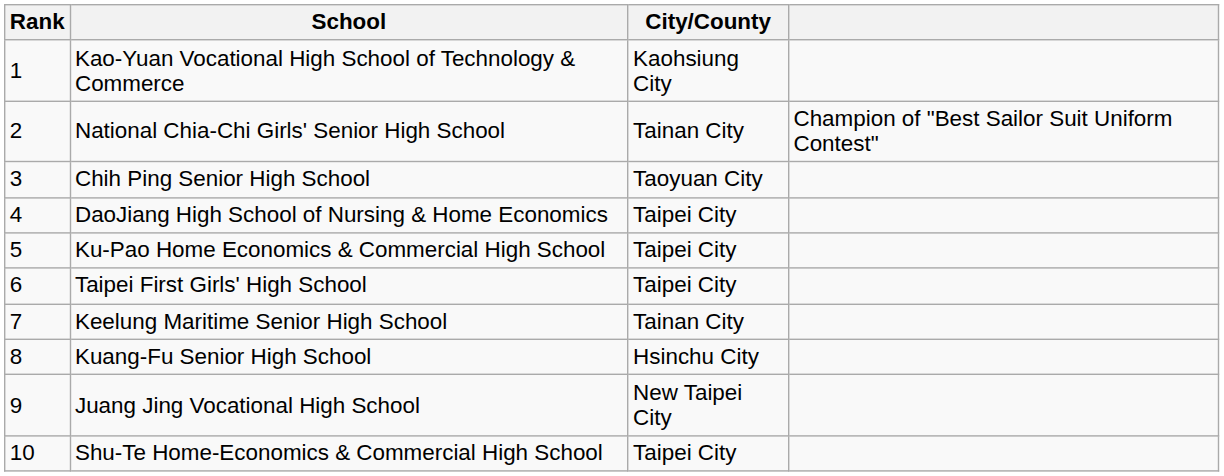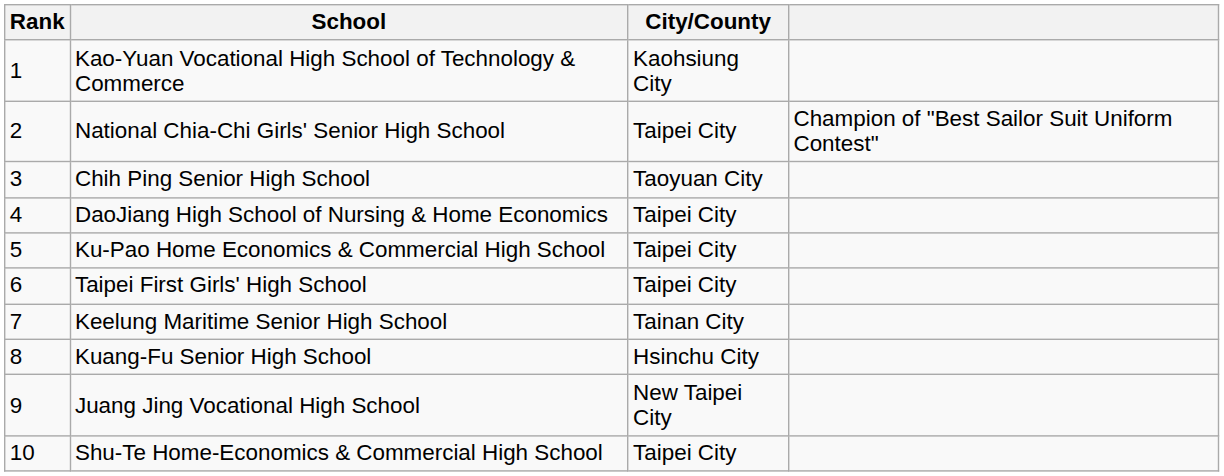(689, 131) Tainan City -> (685, 131) Taipei City
